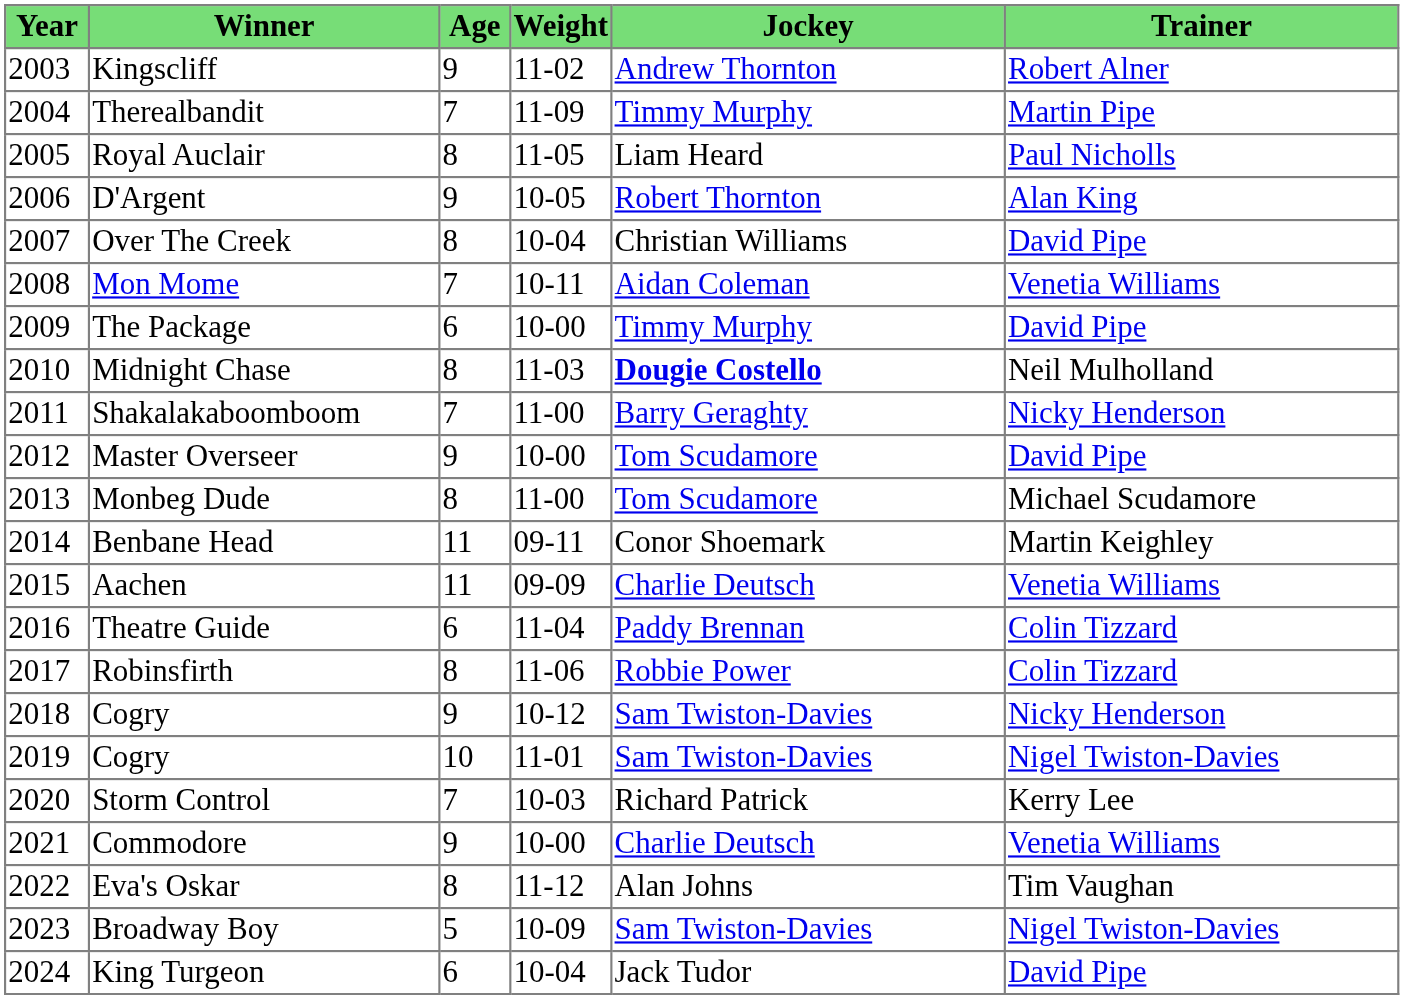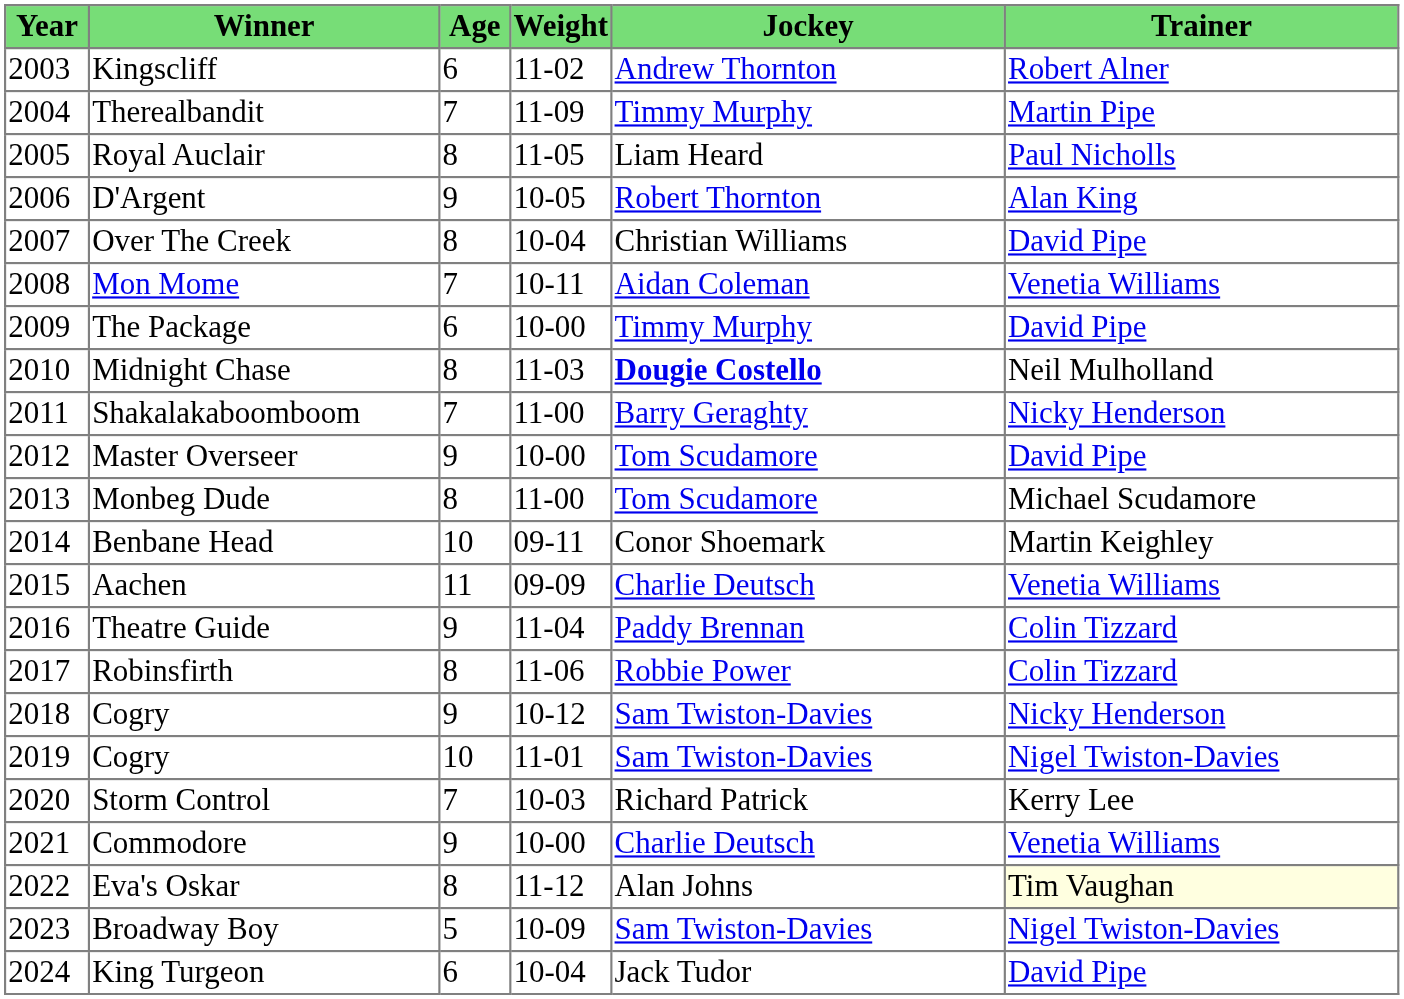(450, 69) 9 -> (450, 69) 6
(457, 542) 11 -> (458, 542) 10
(450, 628) 6 -> (450, 628) 9
(1091, 886) no background -> (1091, 886) lightyellow background
